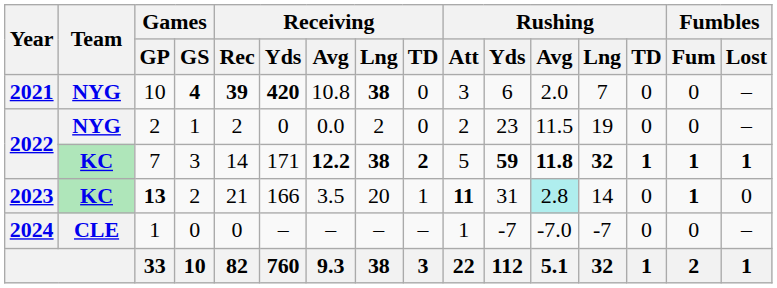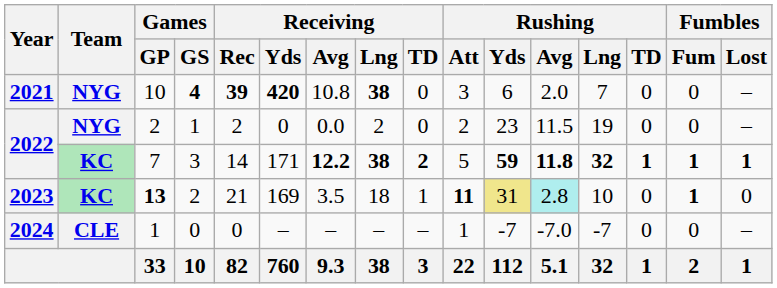(283, 195) 166 -> (283, 195) 169
(379, 195) 20 -> (379, 195) 18
(507, 195) no background -> (507, 195) khaki background
(602, 195) 14 -> (602, 195) 10
